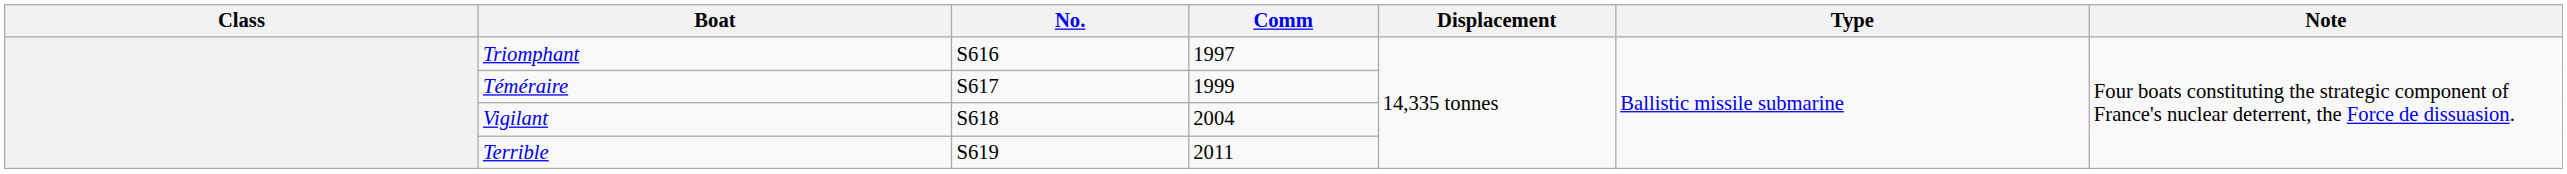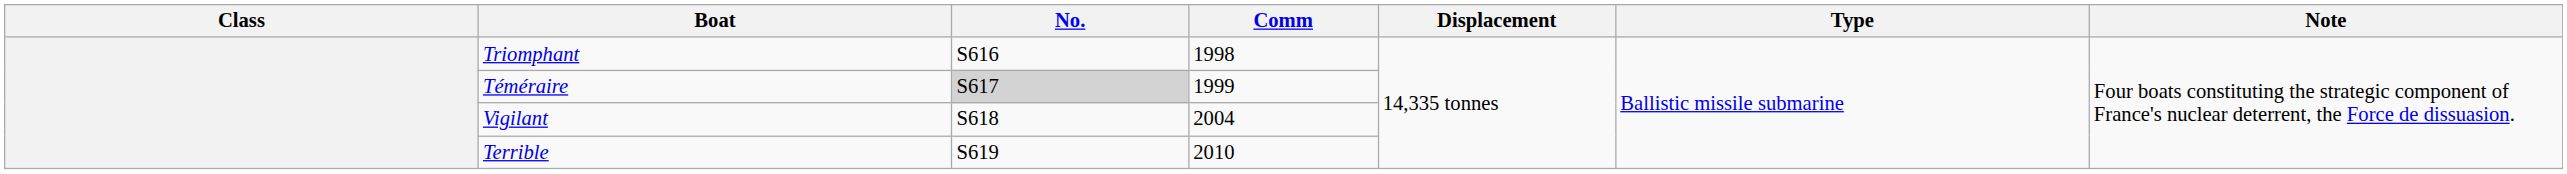(1214, 53) 1997 -> (1214, 53) 1998
(978, 86) no background -> (978, 86) lightgrey background
(1214, 151) 2011 -> (1214, 151) 2010
